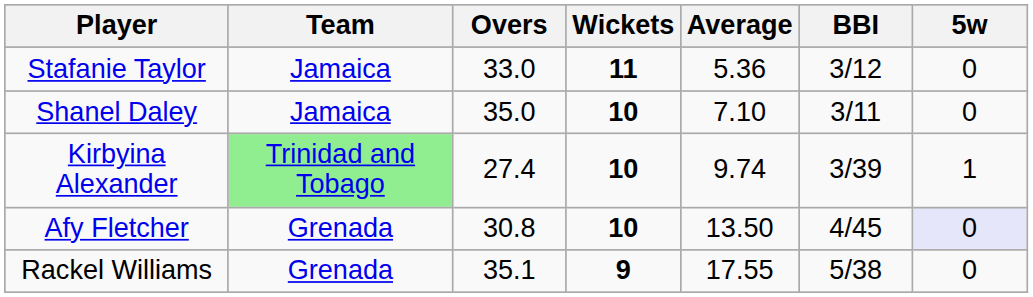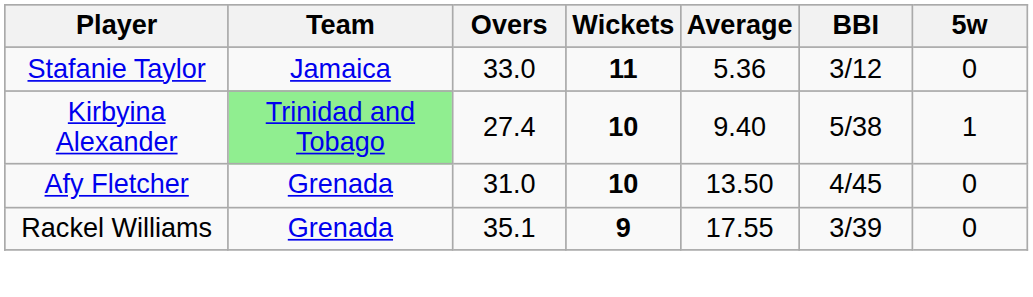- row: (117, 111)
(740, 169) 9.74 -> (740, 126) 9.40
(856, 169) 3/39 -> (856, 126) 5/38
(509, 227) 30.8 -> (509, 185) 31.0
(970, 227) lavender background -> (970, 185) no background
(856, 270) 5/38 -> (856, 227) 3/39
